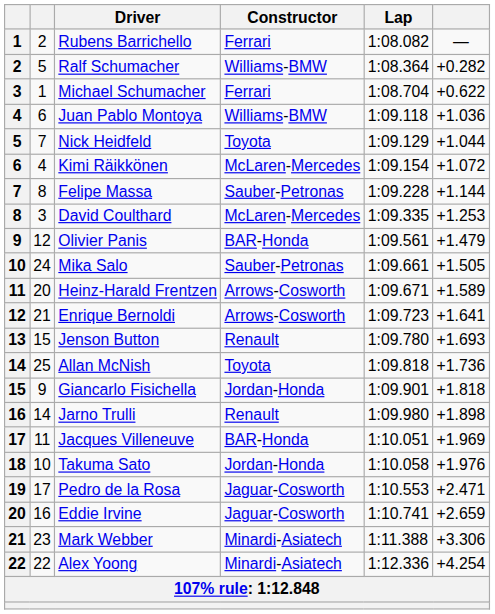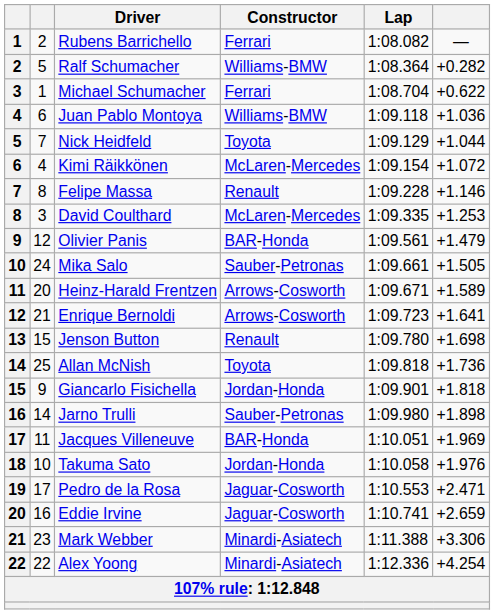(284, 191) Sauber-Petronas -> (252, 191) Renault
(461, 191) +1.144 -> (461, 191) +1.146
(461, 340) +1.693 -> (461, 340) +1.698
(252, 414) Renault -> (284, 414) Sauber-Petronas
